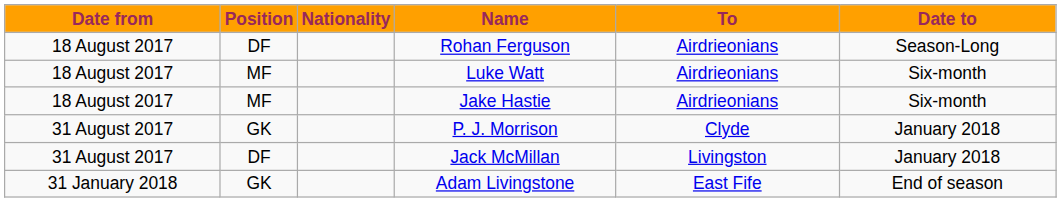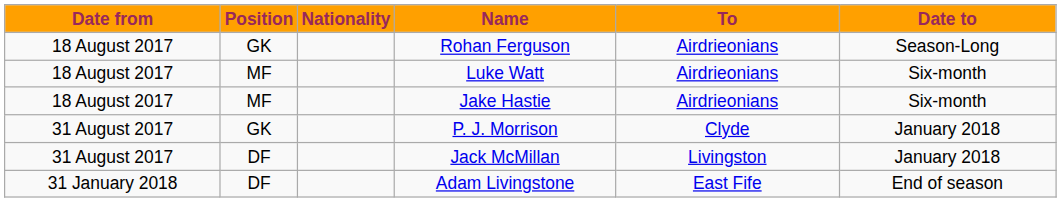(259, 46) DF -> (259, 46) GK
(259, 184) GK -> (259, 184) DF
